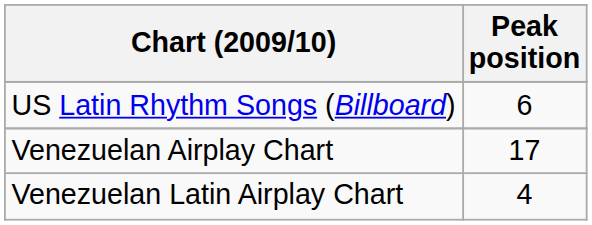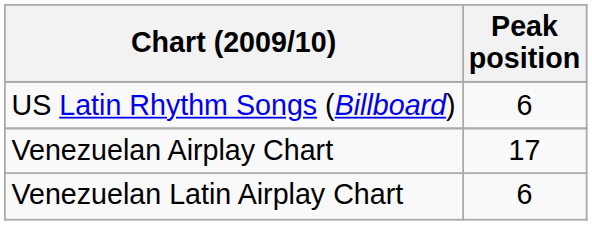(525, 195) 4 -> (525, 195) 6
